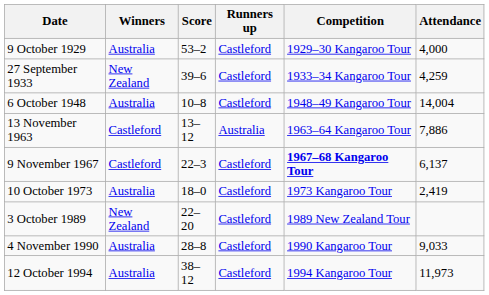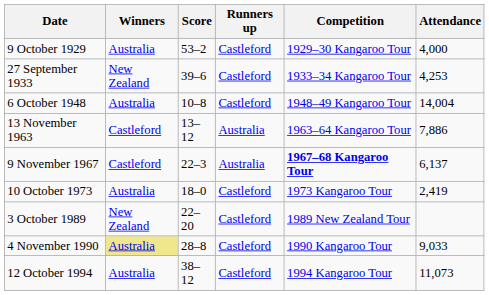(433, 75) 4,259 -> (433, 75) 4,253
(245, 164) Castleford -> (242, 164) Australia
(132, 245) no background -> (132, 245) khaki background
(436, 273) 11,973 -> (436, 273) 11,073
